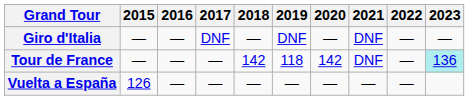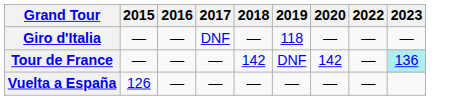- column: (368, 15)
(292, 38) DNF -> (292, 38) 118
(292, 60) 118 -> (292, 60) DNF
